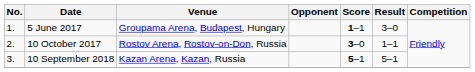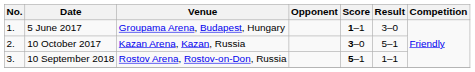(203, 43) Rostov Arena, Rostov-on-Don, Russia -> (182, 43) Kazan Arena, Kazan, Russia
(390, 43) 1–1 -> (390, 43) 5–1
(182, 59) Kazan Arena, Kazan, Russia -> (203, 59) Rostov Arena, Rostov-on-Don, Russia
(390, 59) 5–1 -> (390, 59) 1–1
